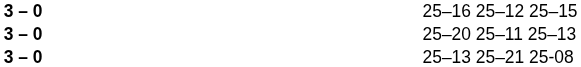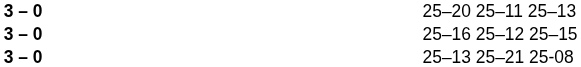rows swapped: (499, 34) <-> (500, 11)
